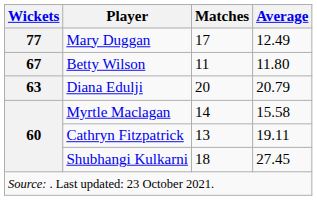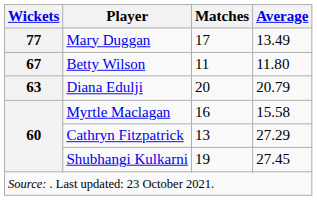(273, 40) 12.49 -> (273, 40) 13.49
(202, 111) 14 -> (202, 111) 16
(273, 135) 19.11 -> (273, 135) 27.29
(202, 159) 18 -> (202, 159) 19
